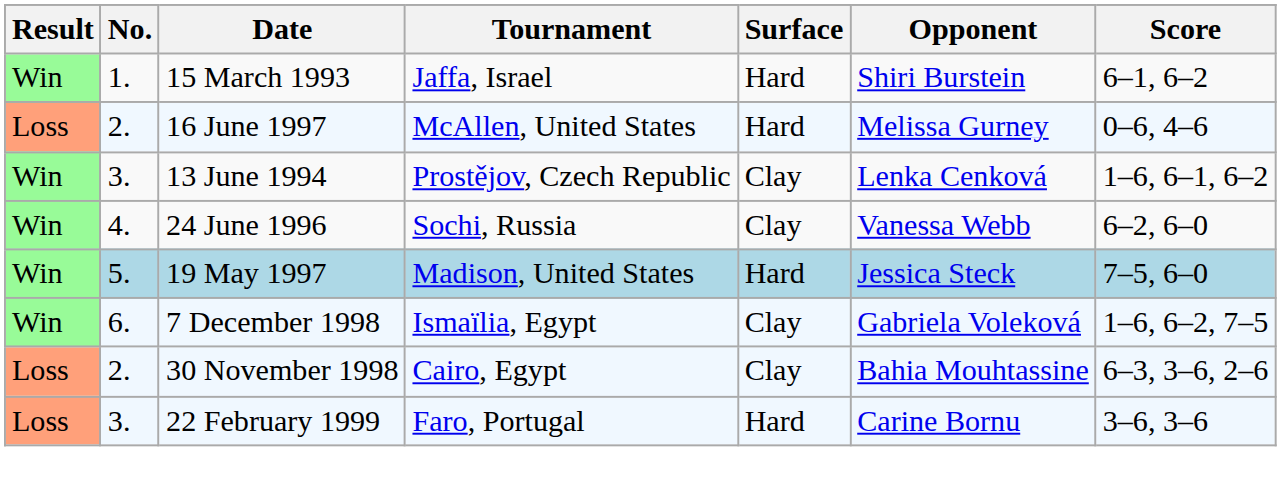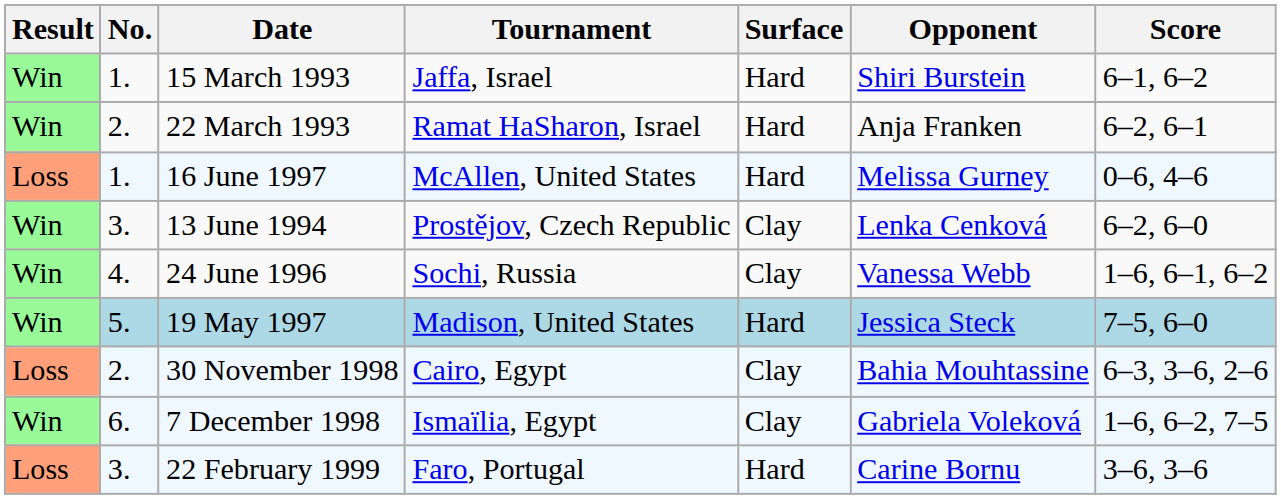+ row: (258, 126)
(119, 126) 2. -> (119, 175) 1.
(1186, 175) 1–6, 6–1, 6–2 -> (1155, 223) 6–2, 6–0
(1155, 223) 6–2, 6–0 -> (1186, 272) 1–6, 6–1, 6–2
rows swapped: (282, 370) <-> (273, 321)
